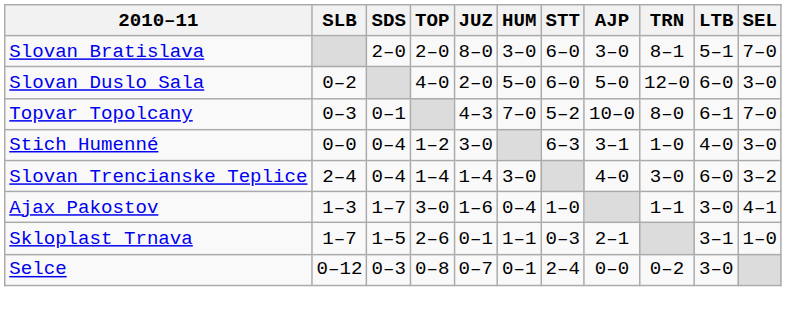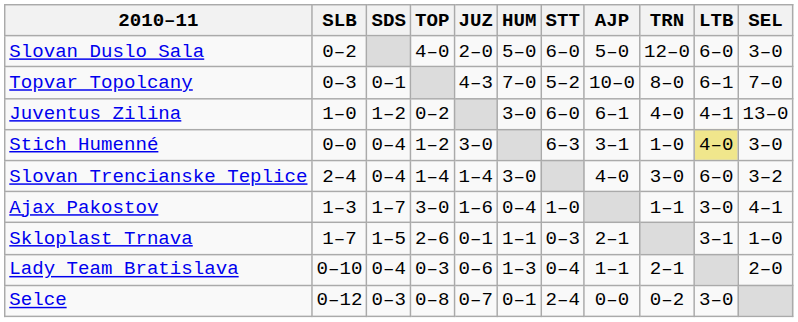- row: (107, 51)
+ row: (95, 114)
(716, 145) no background -> (716, 145) khaki background
+ row: (124, 269)
